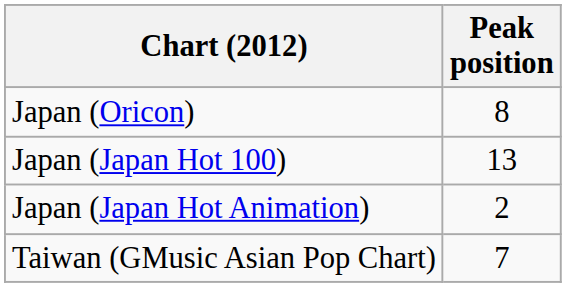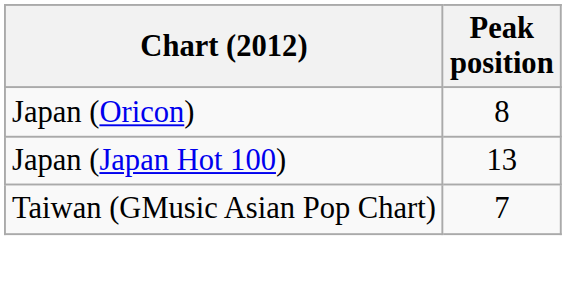- row: (191, 208)
